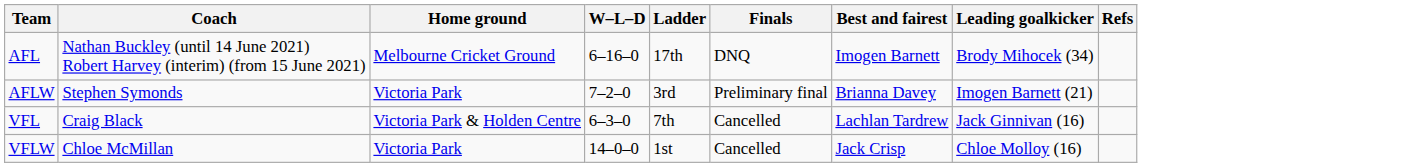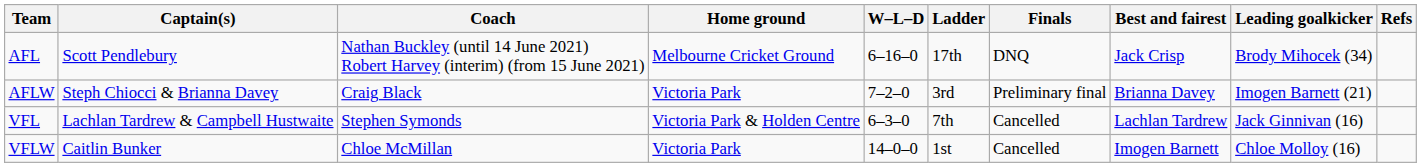+ column: (198, 18)
(888, 56) Imogen Barnett -> (1149, 56) Jack Crisp
(122, 93) Stephen Symonds -> (381, 93) Craig Black
(102, 121) Craig Black -> (401, 121) Stephen Symonds
(870, 148) Jack Crisp -> (1166, 148) Imogen Barnett
